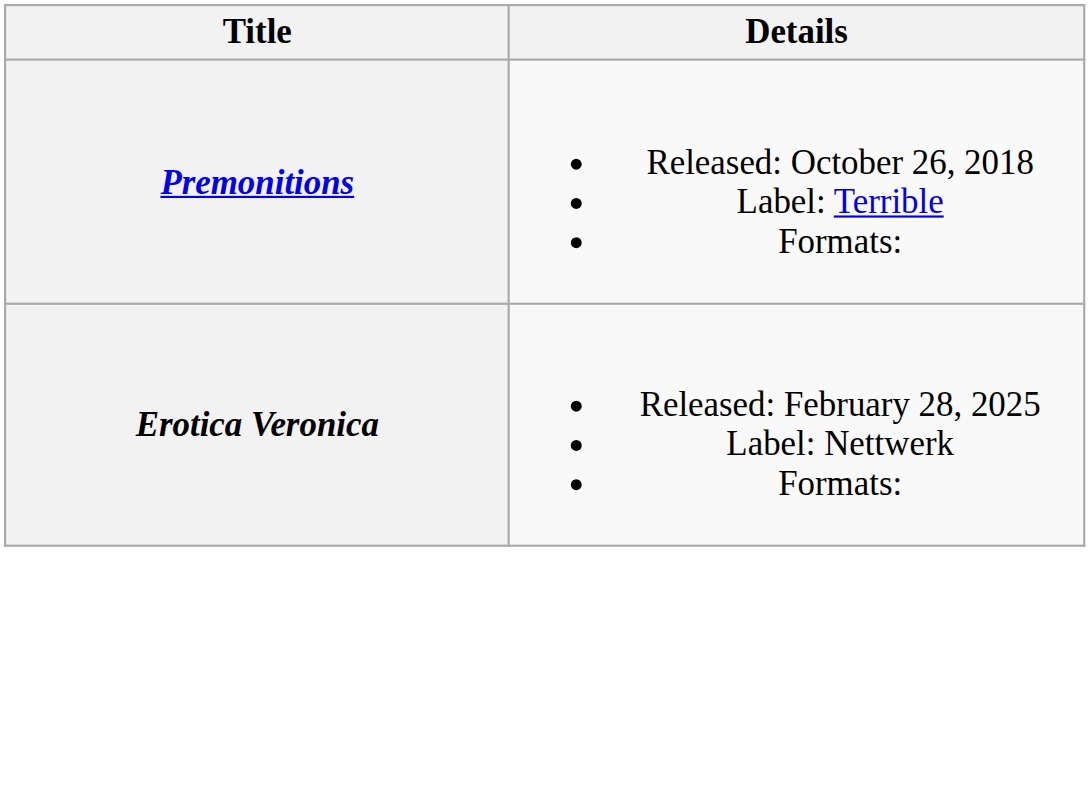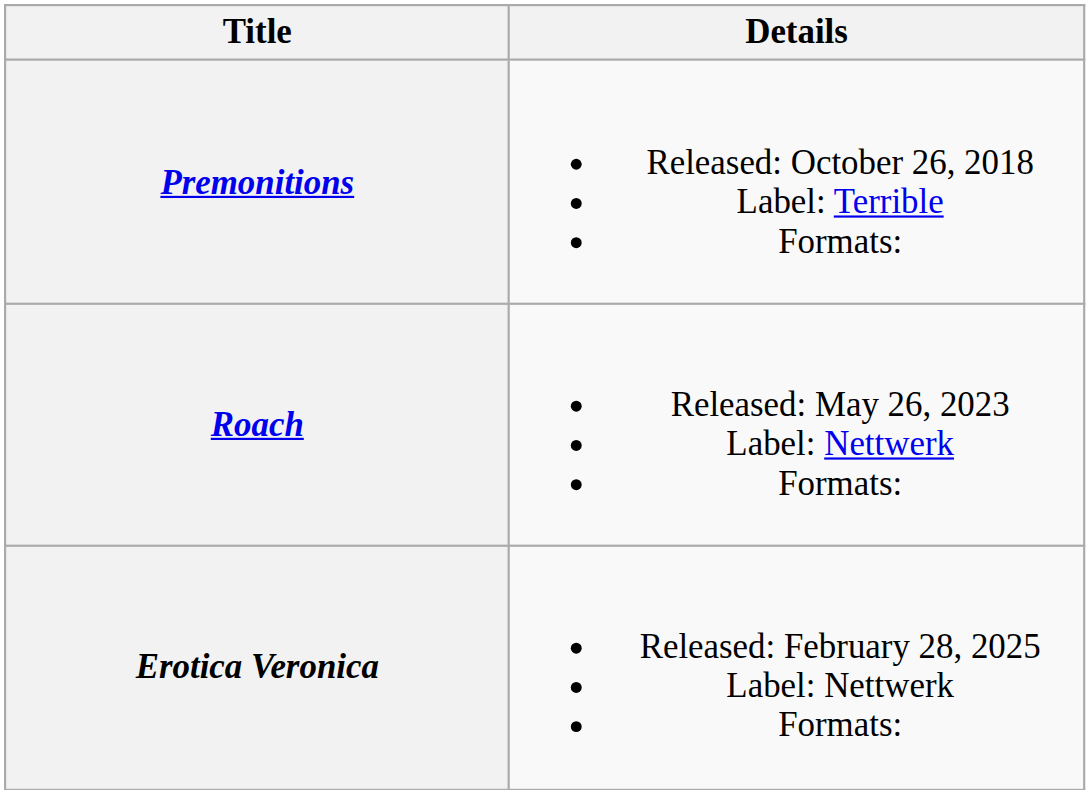+ row: (257, 424)
